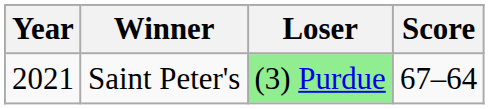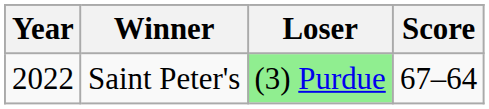(43, 77) 2021 -> (43, 77) 2022
